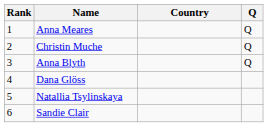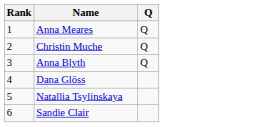- column: (190, 12)
